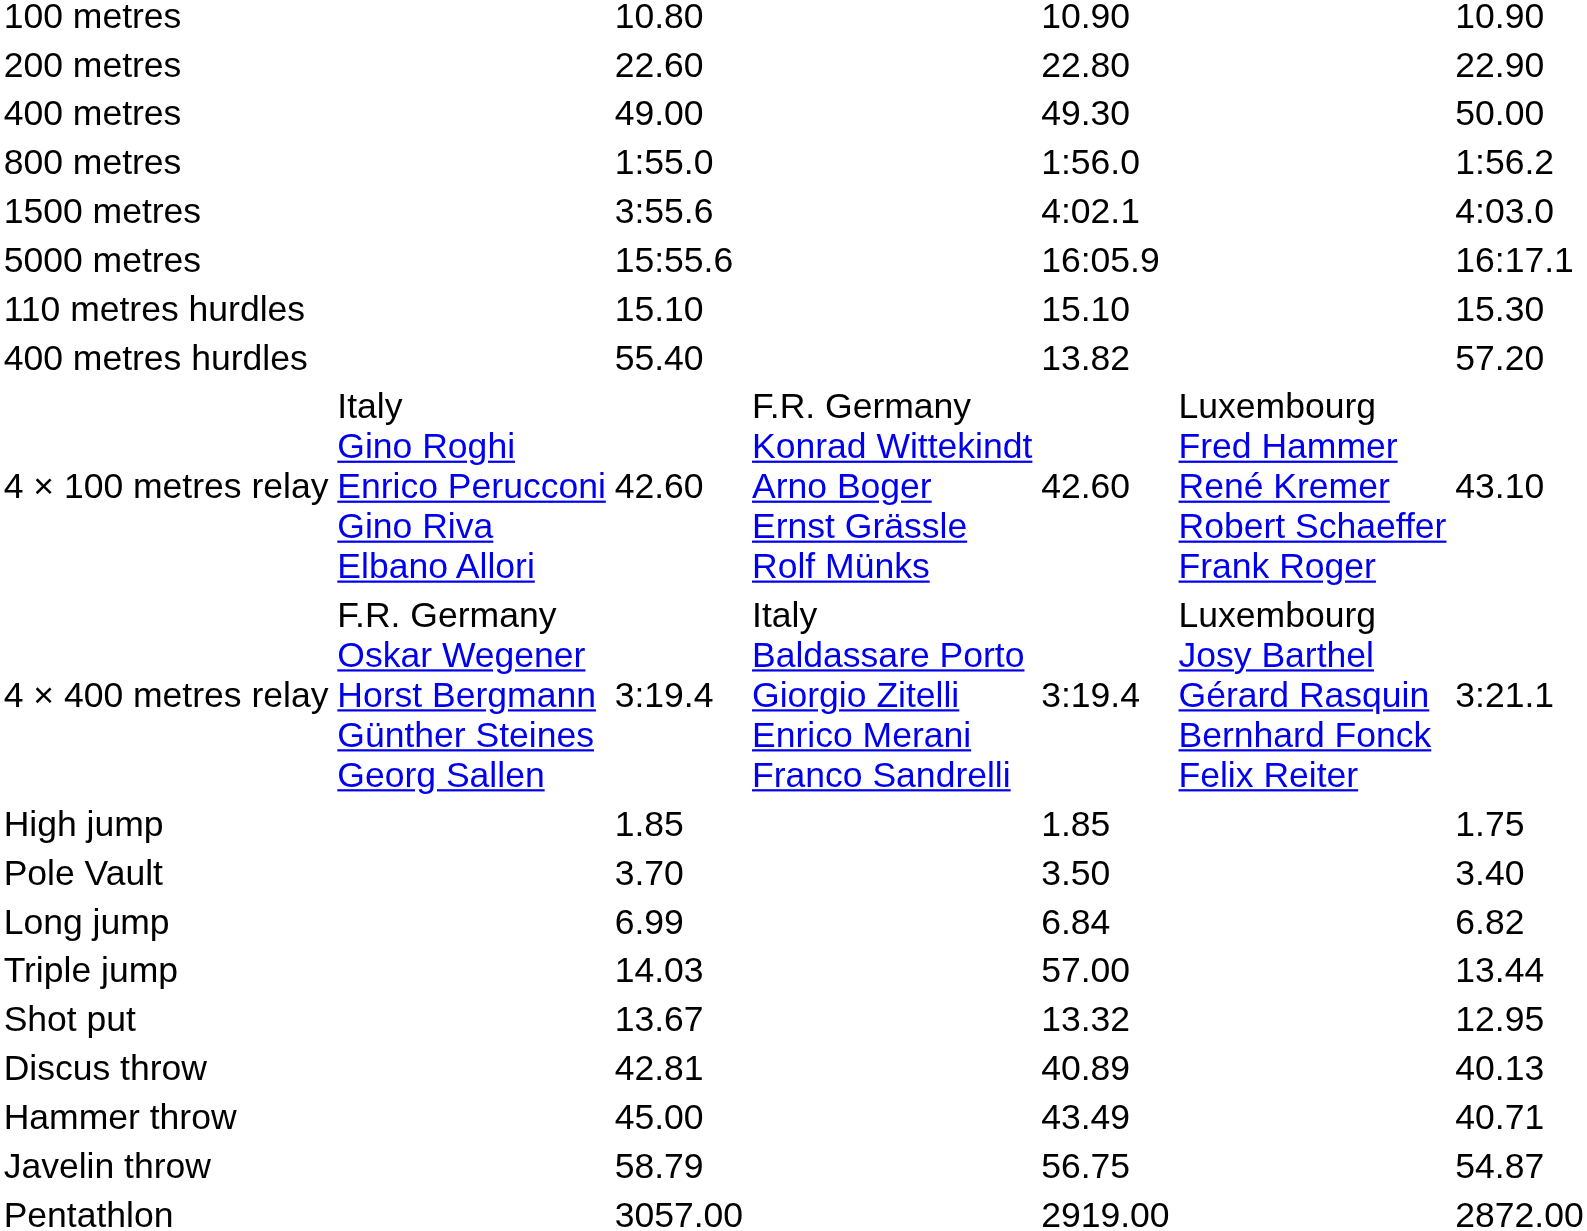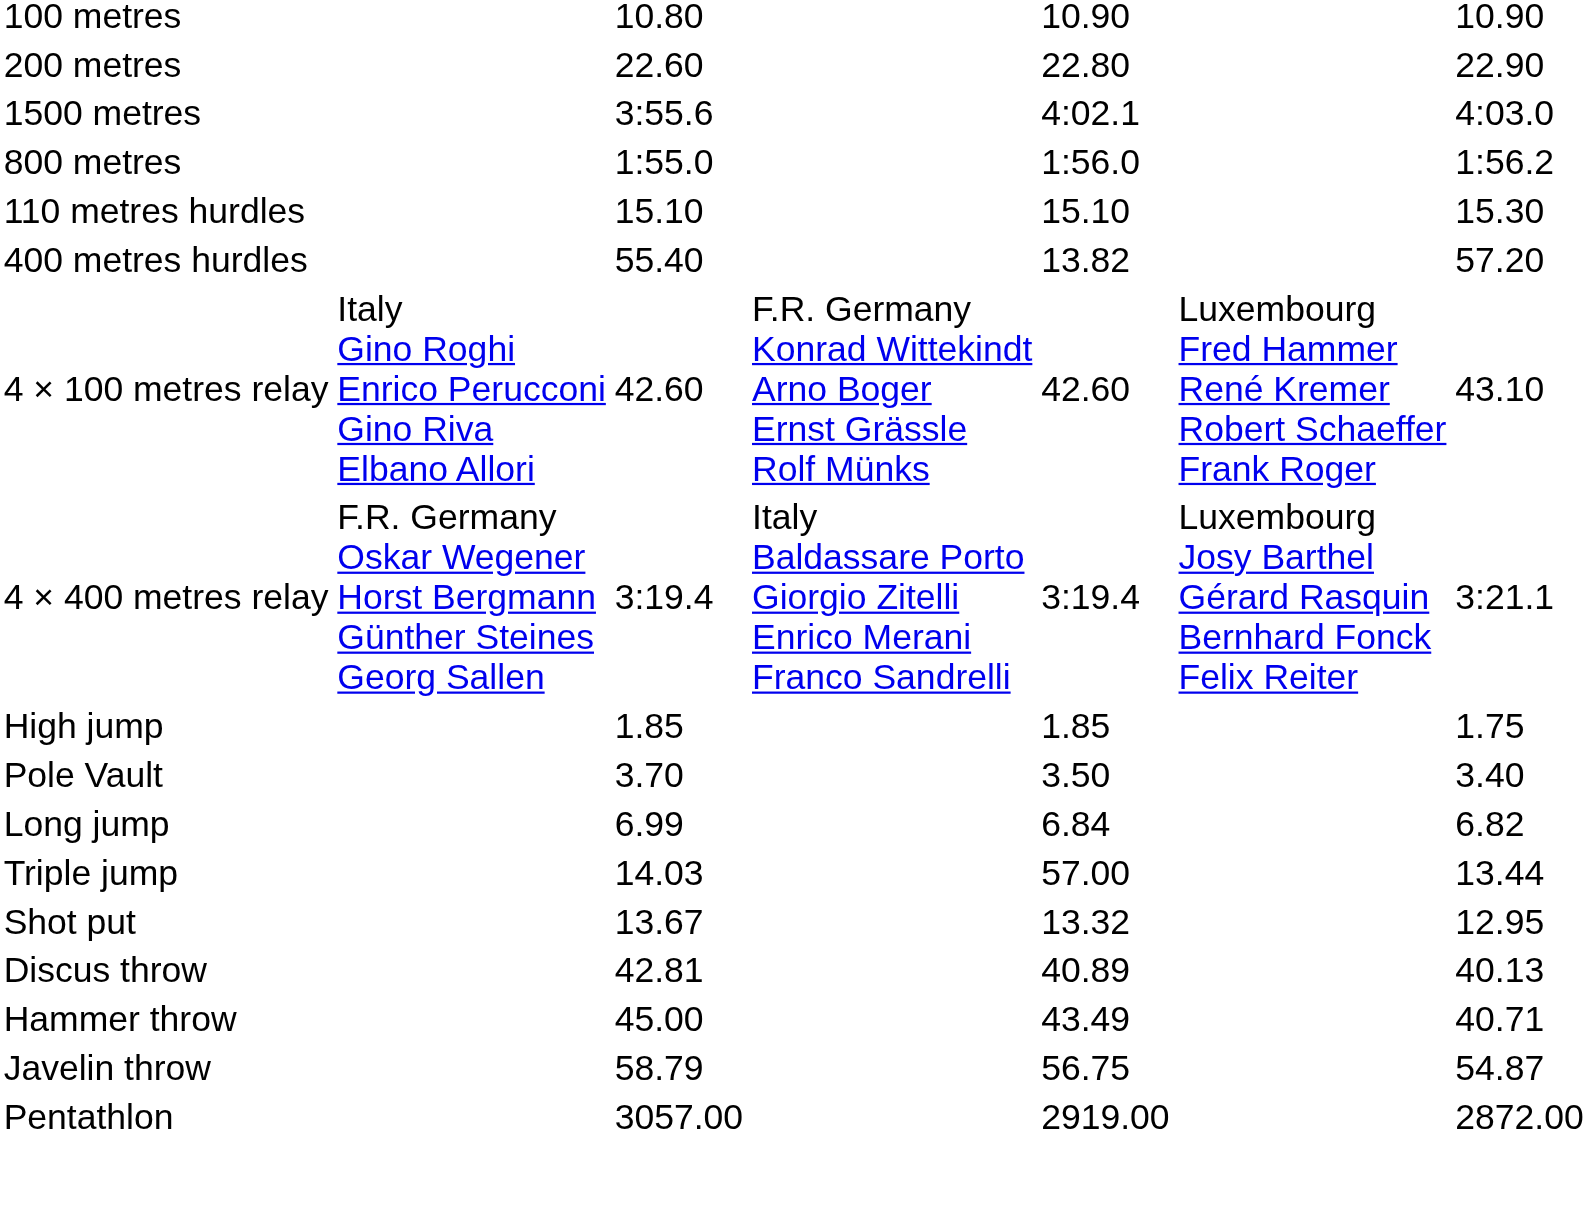- row: (93, 113)
rows swapped: (93, 162) <-> (102, 211)
- row: (102, 260)
